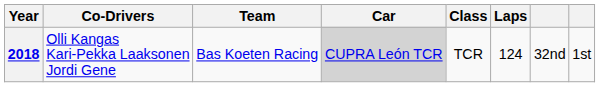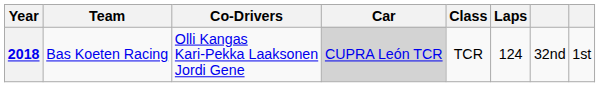columns swapped: (257, 16) <-> (118, 16)
